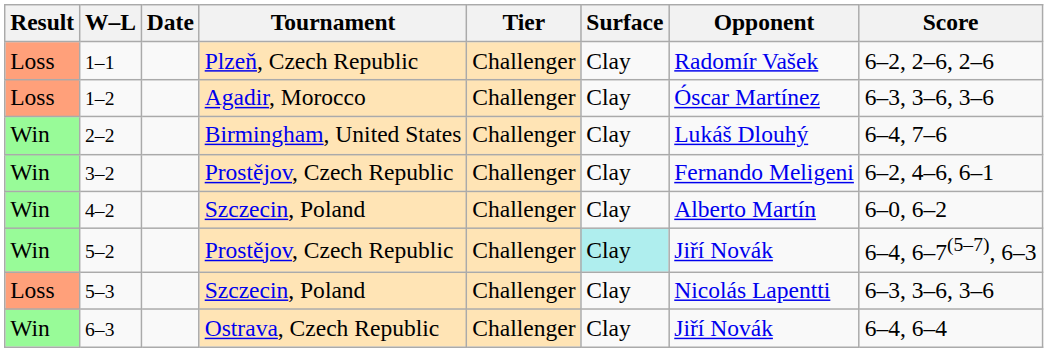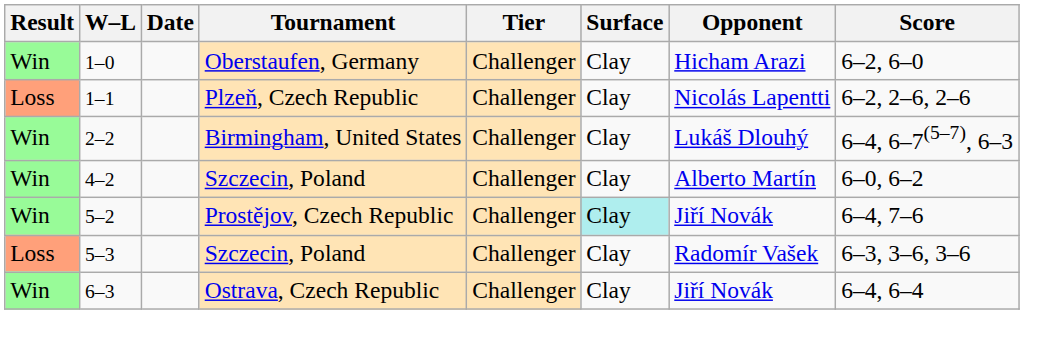+ row: (100, 61)
(746, 60) Radomír Vašek -> (752, 97) Nicolás Lapentti
- row: (100, 99)
(906, 135) 6–4, 7–6 -> (927, 138) 6–4, 6–7(5–7), 6–3
- row: (100, 173)
(951, 250) 6–4, 6–7(5–7), 6–3 -> (882, 216) 6–4, 7–6
(752, 290) Nicolás Lapentti -> (746, 253) Radomír Vašek
